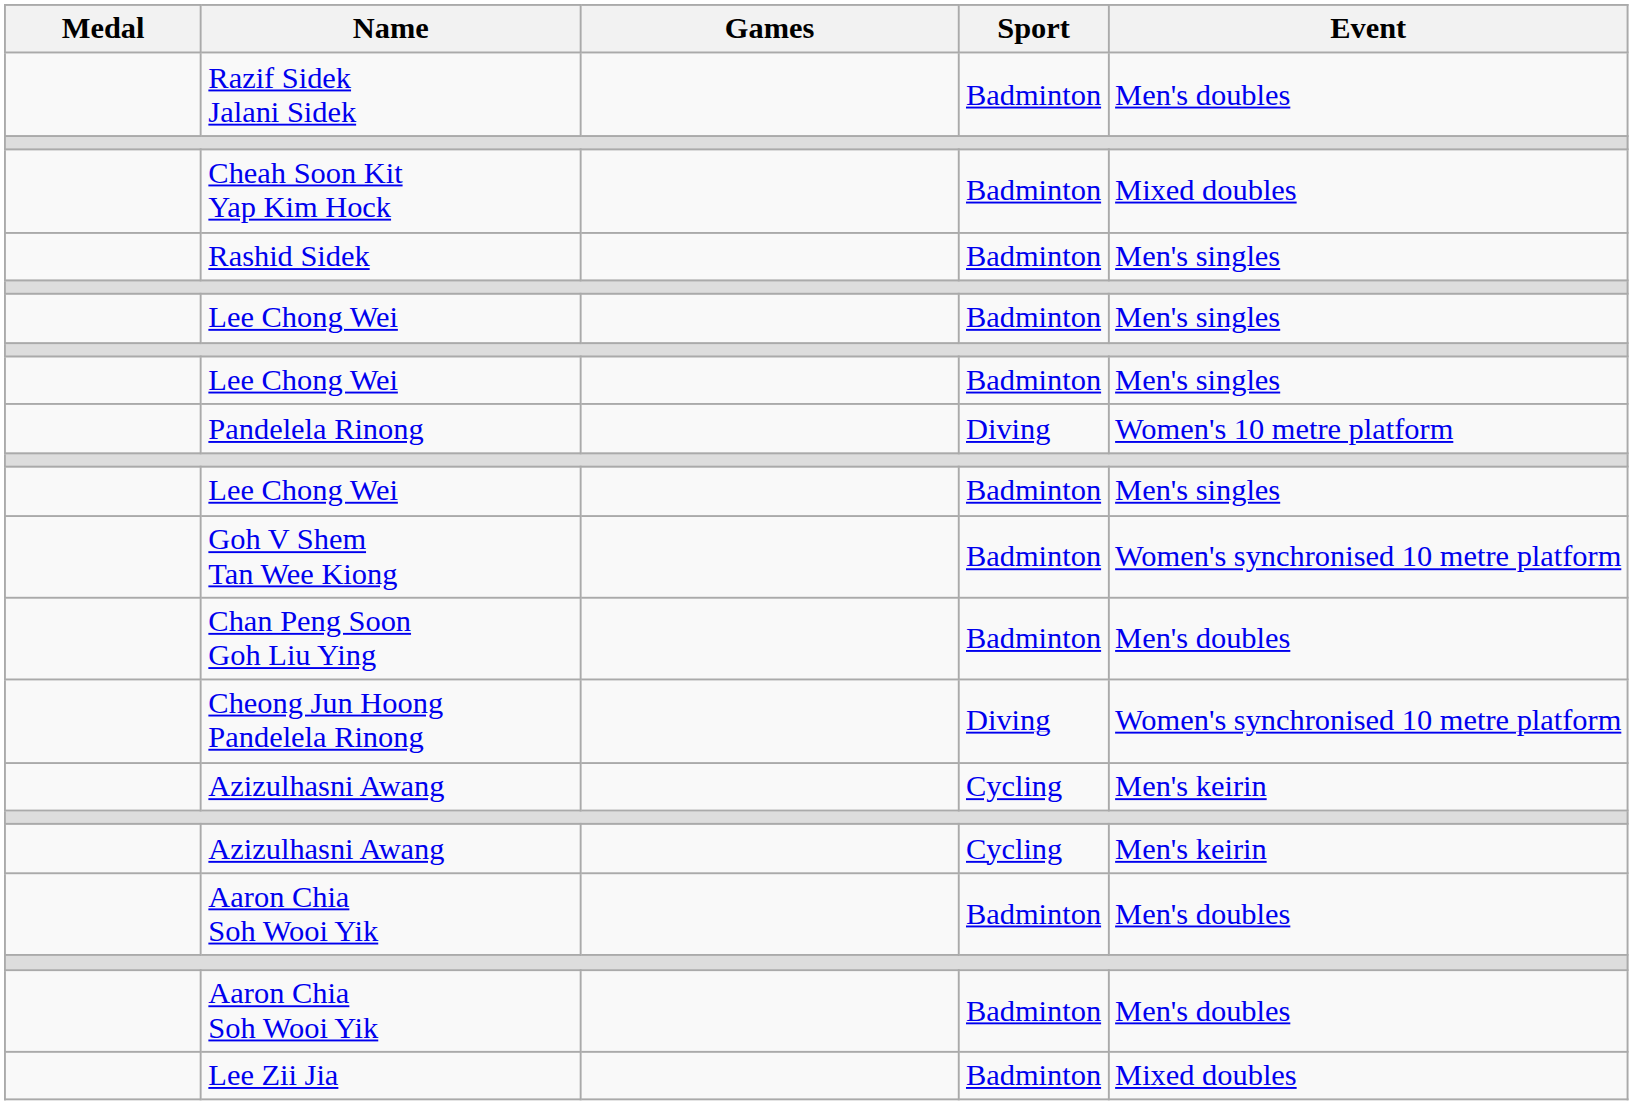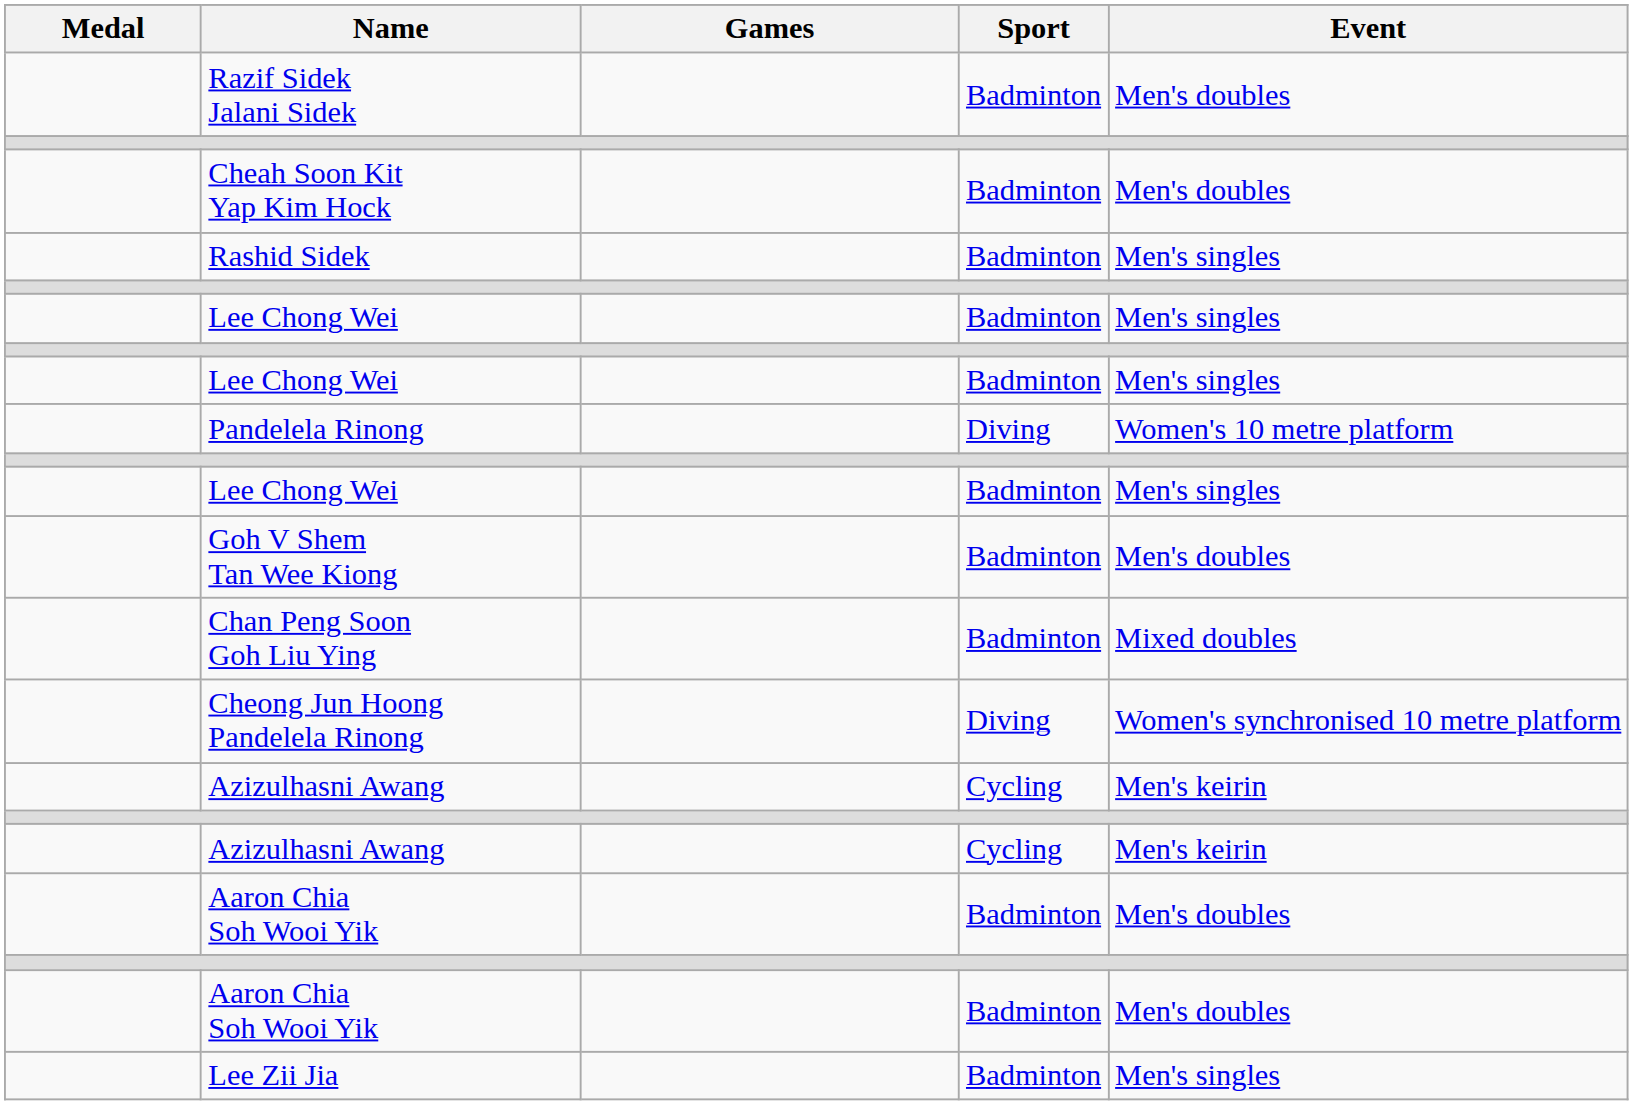(1206, 190) Mixed doubles -> (1203, 190) Men's doubles
(1368, 555) Women's synchronised 10 metre platform -> (1203, 555) Men's doubles
(1203, 638) Men's doubles -> (1206, 638) Mixed doubles
(1206, 1075) Mixed doubles -> (1198, 1075) Men's singles
